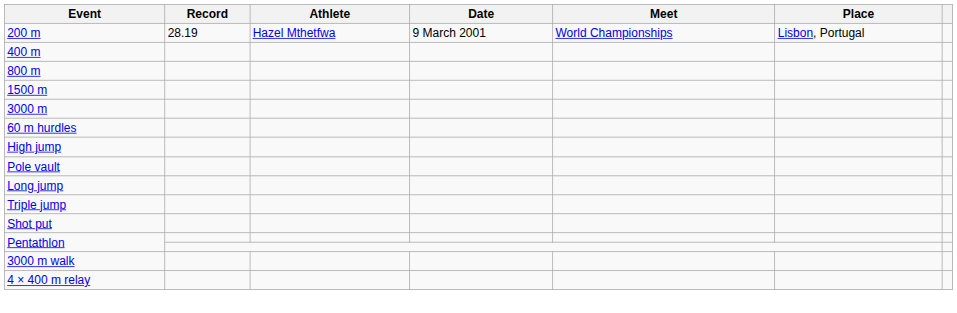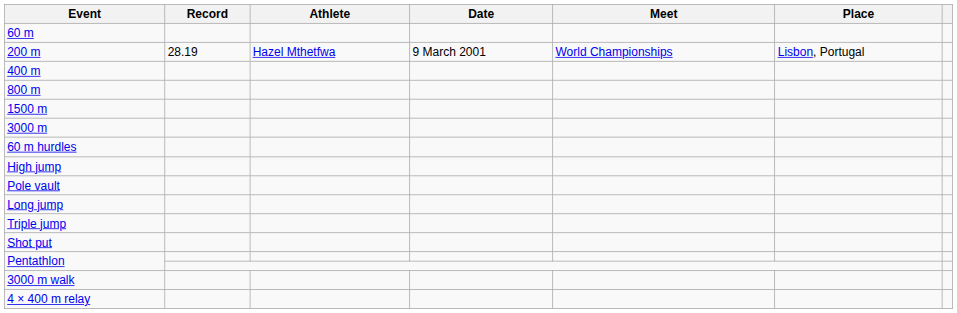+ row: (21, 33)
